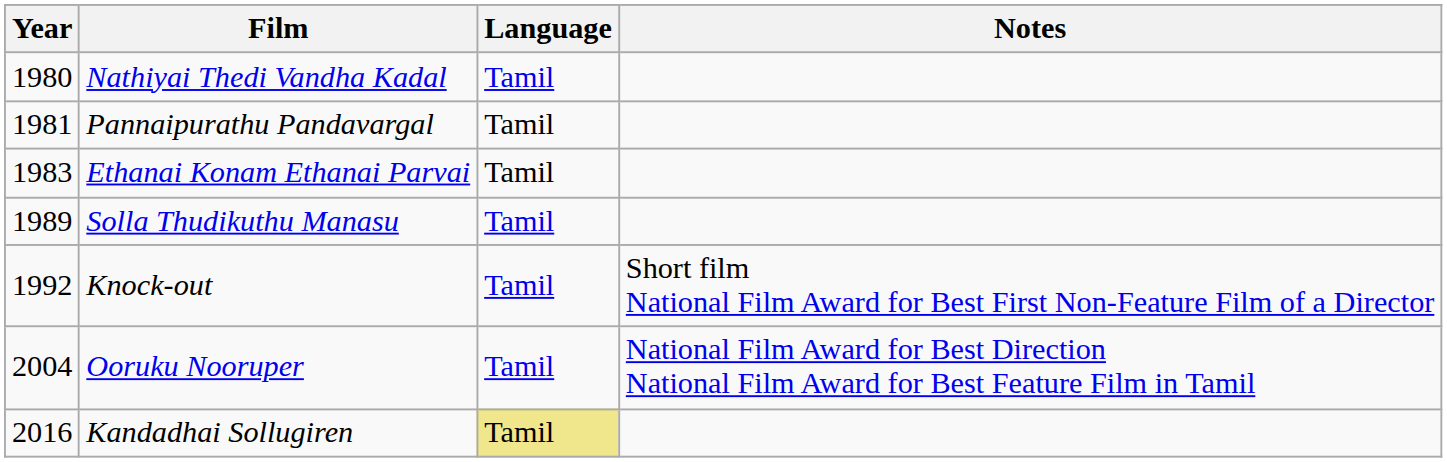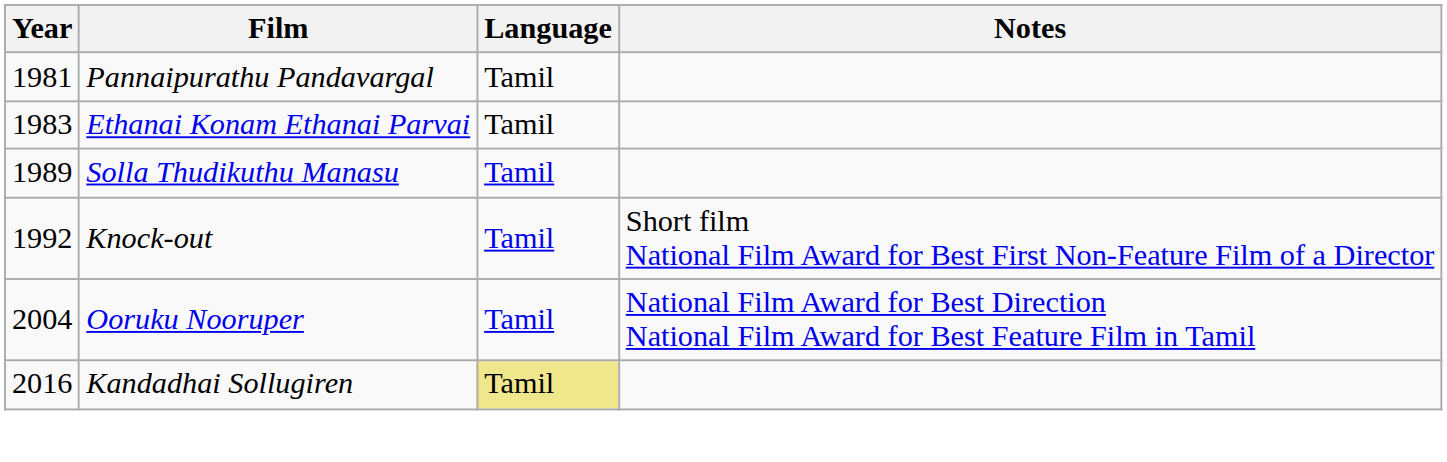- row: (267, 76)
